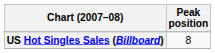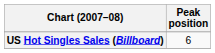(188, 40) 8 -> (188, 40) 6
